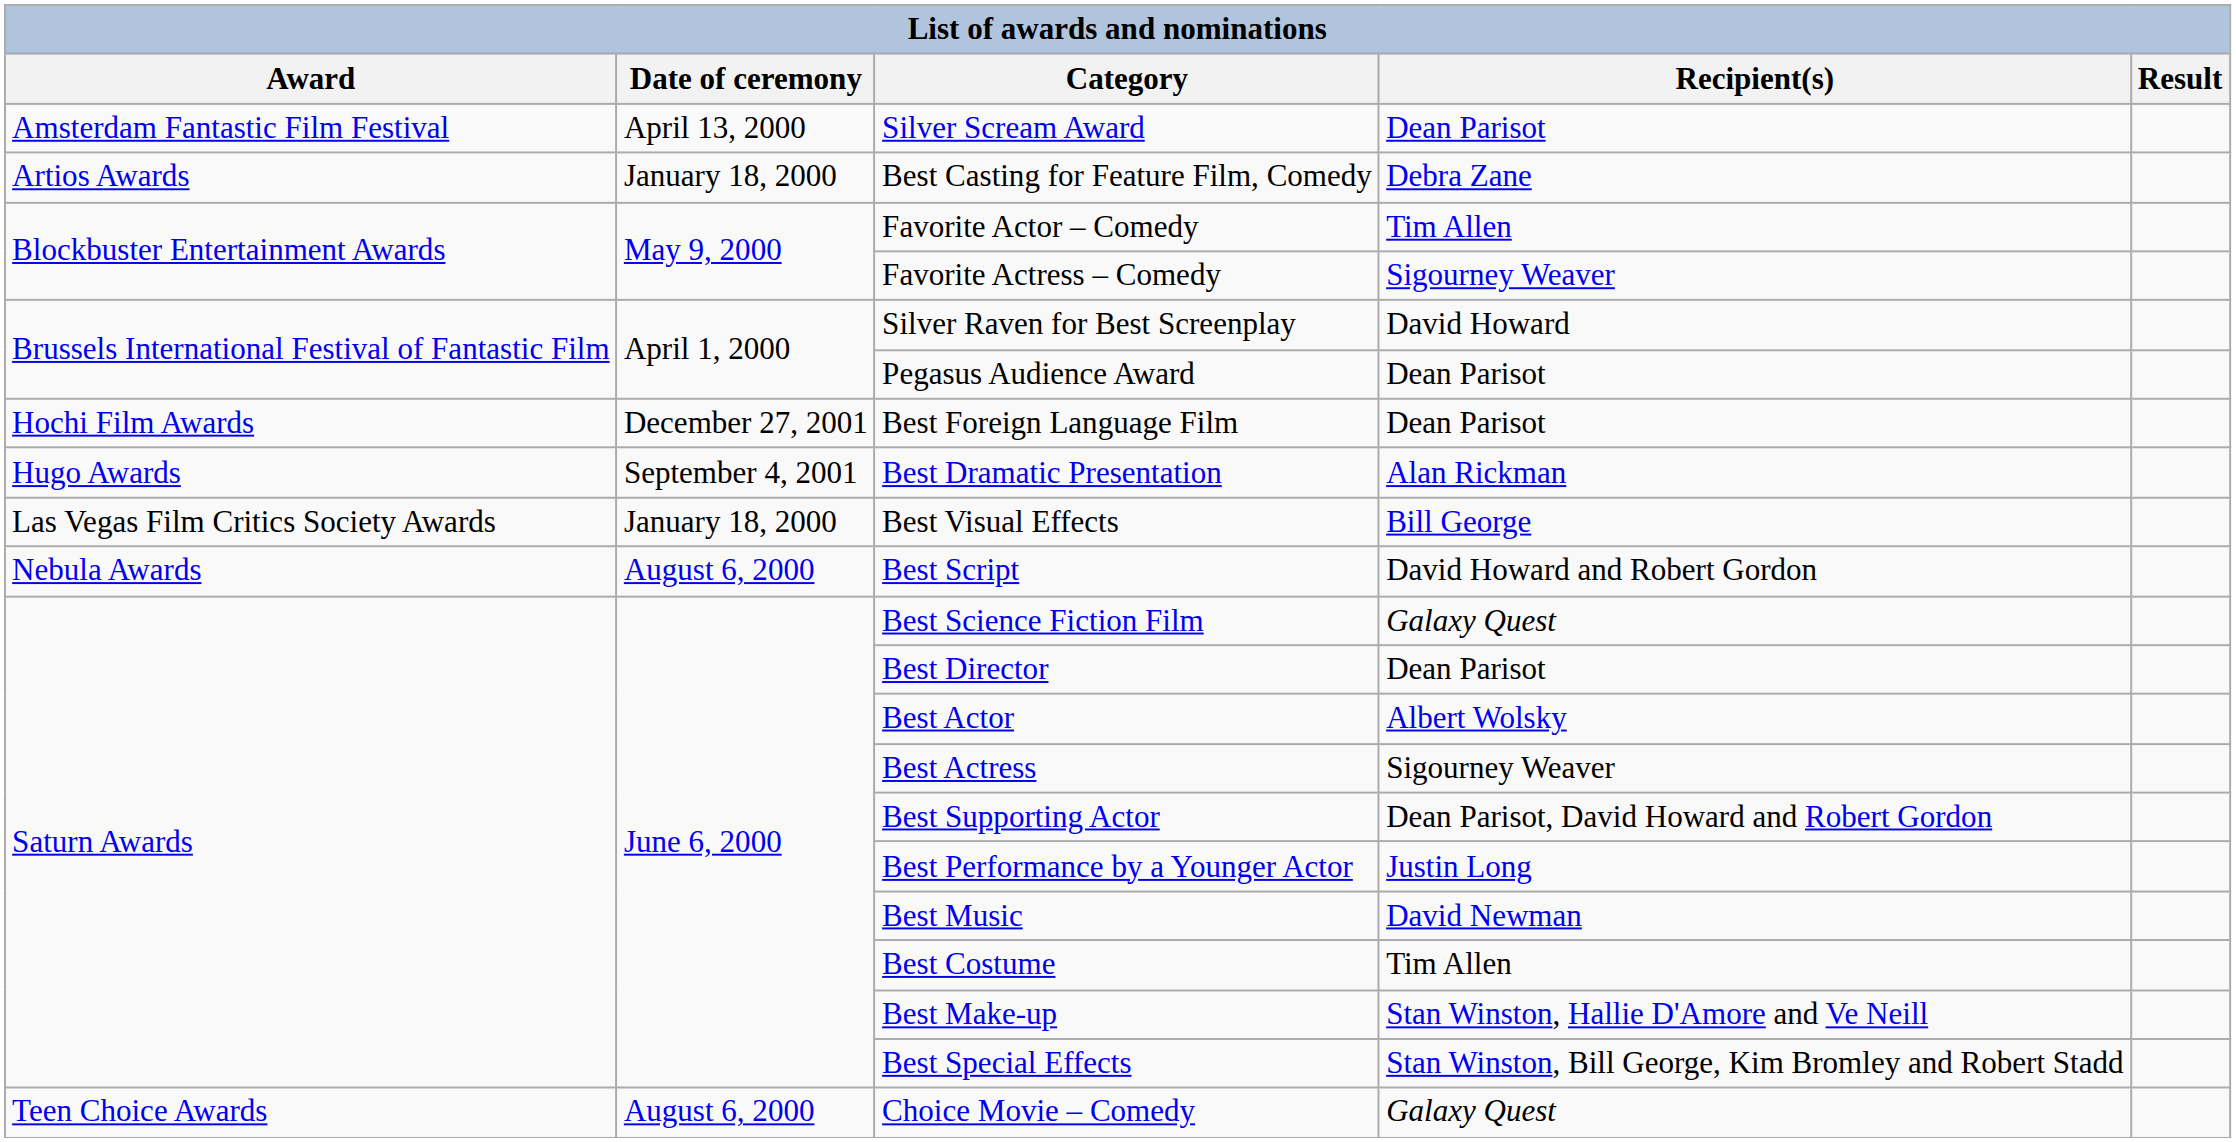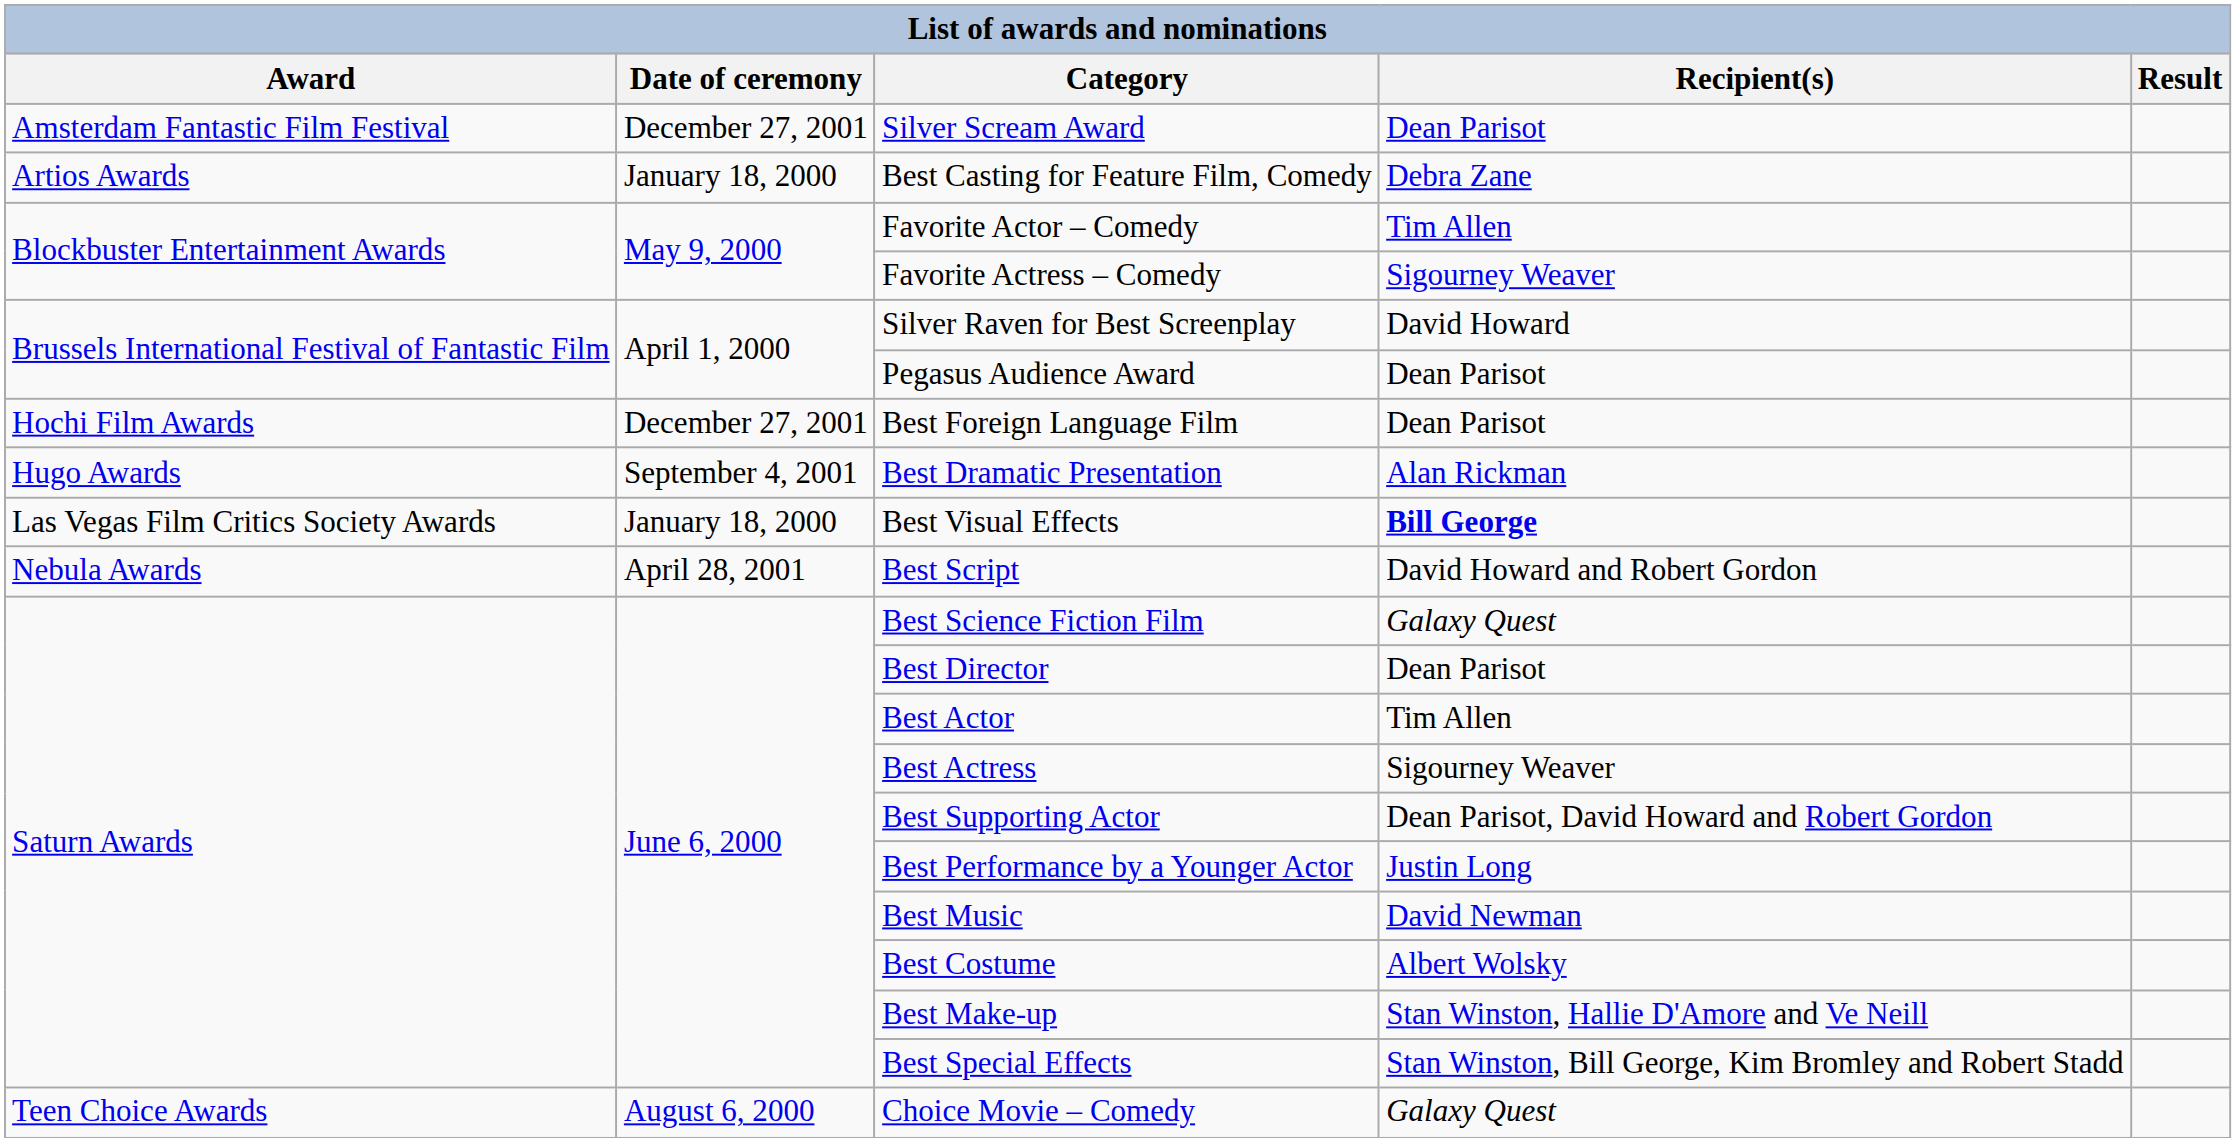(715, 127) April 13, 2000 -> (746, 127) December 27, 2001
(1459, 521) normal -> (1462, 521) bold
(719, 570) August 6, 2000 -> (715, 570) April 28, 2001
(1476, 718) Albert Wolsky -> (1449, 718) Tim Allen
(1449, 964) Tim Allen -> (1476, 964) Albert Wolsky
